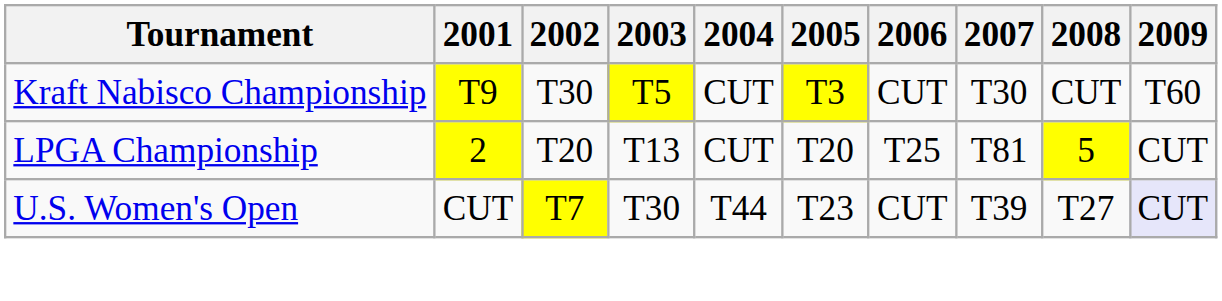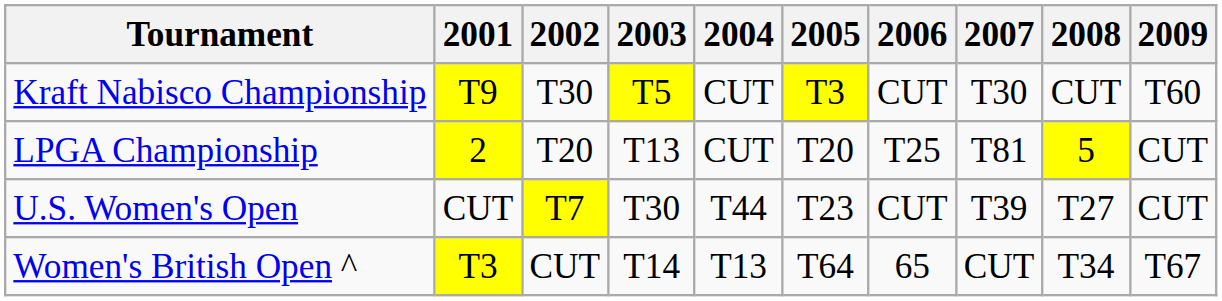(1173, 208) lavender background -> (1173, 208) no background
+ row: (185, 266)
